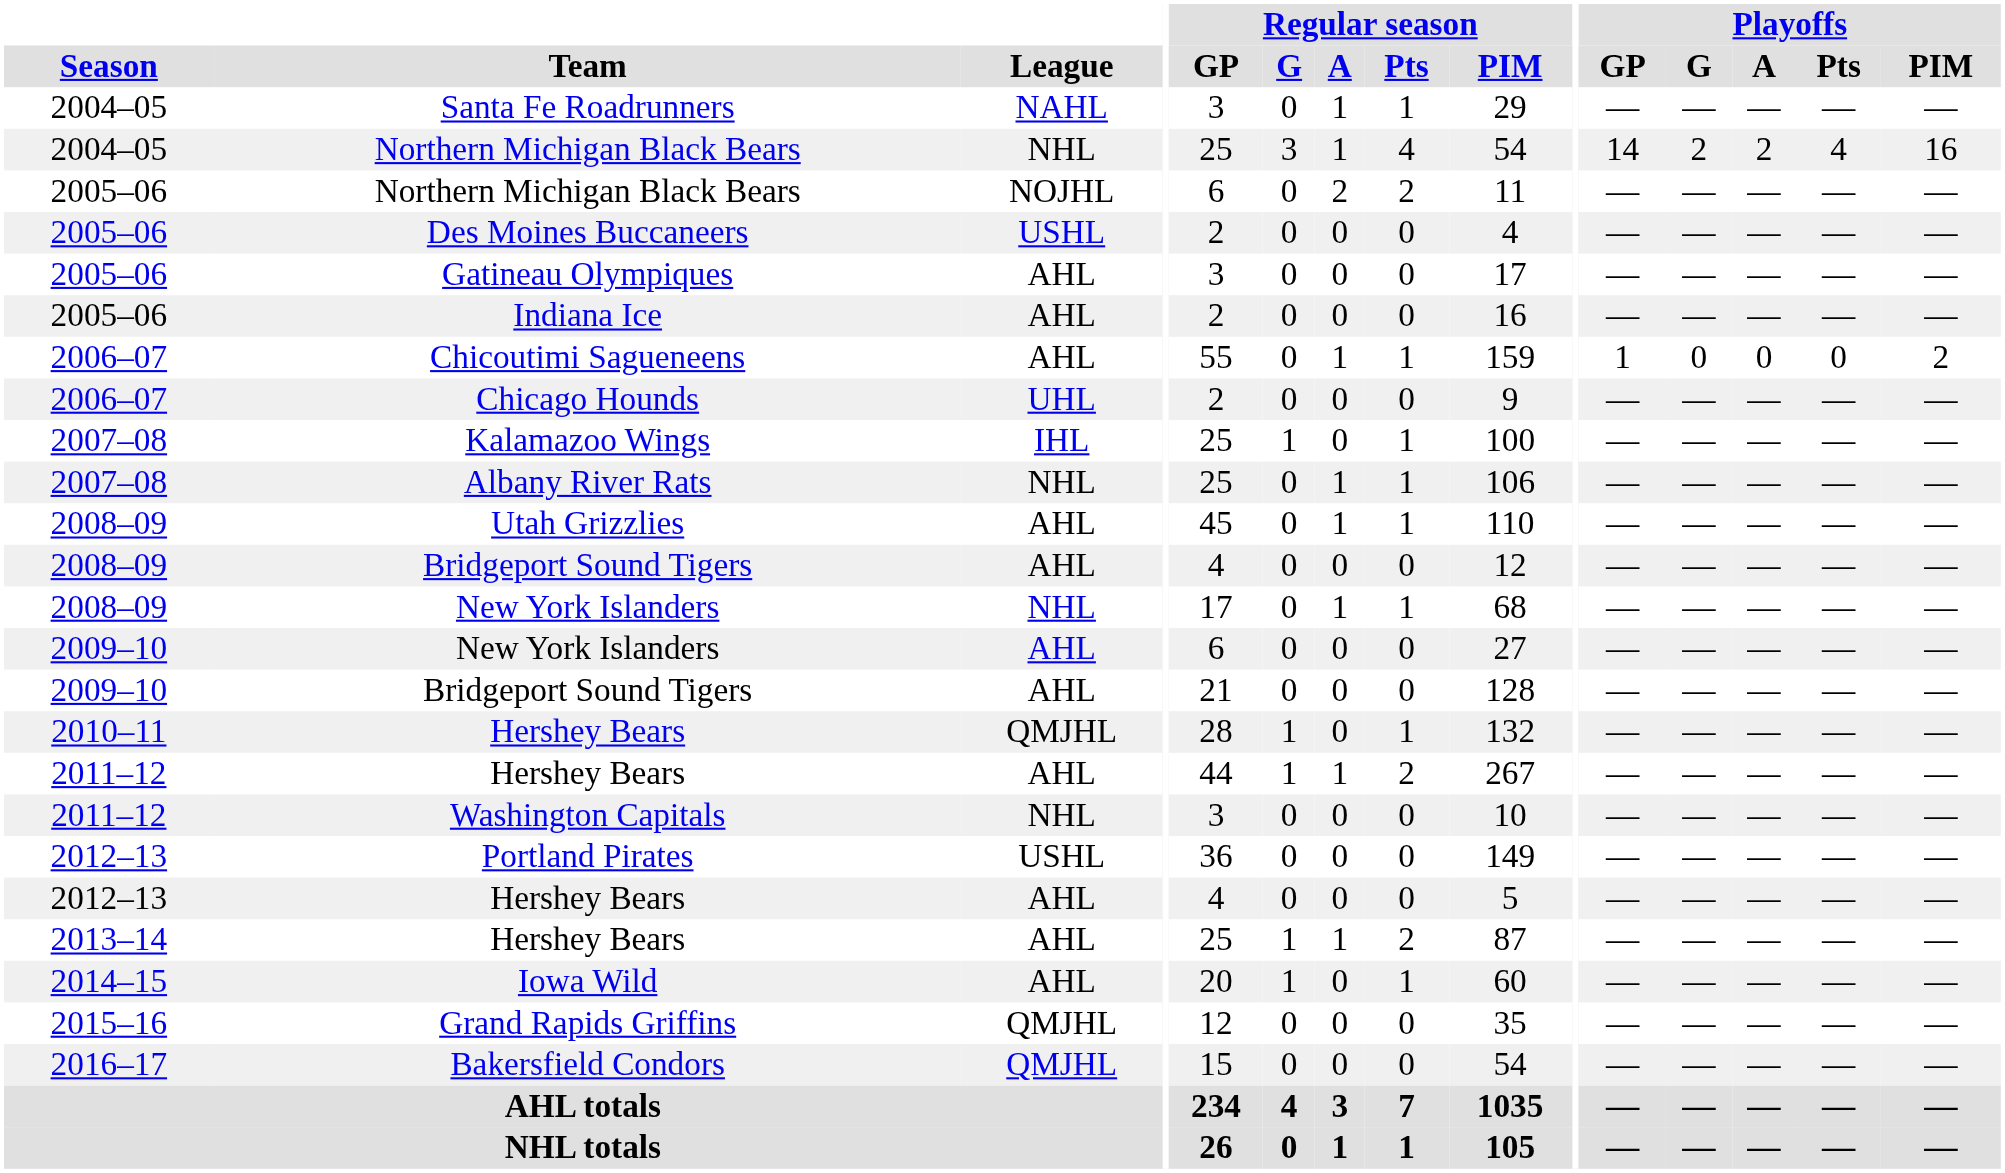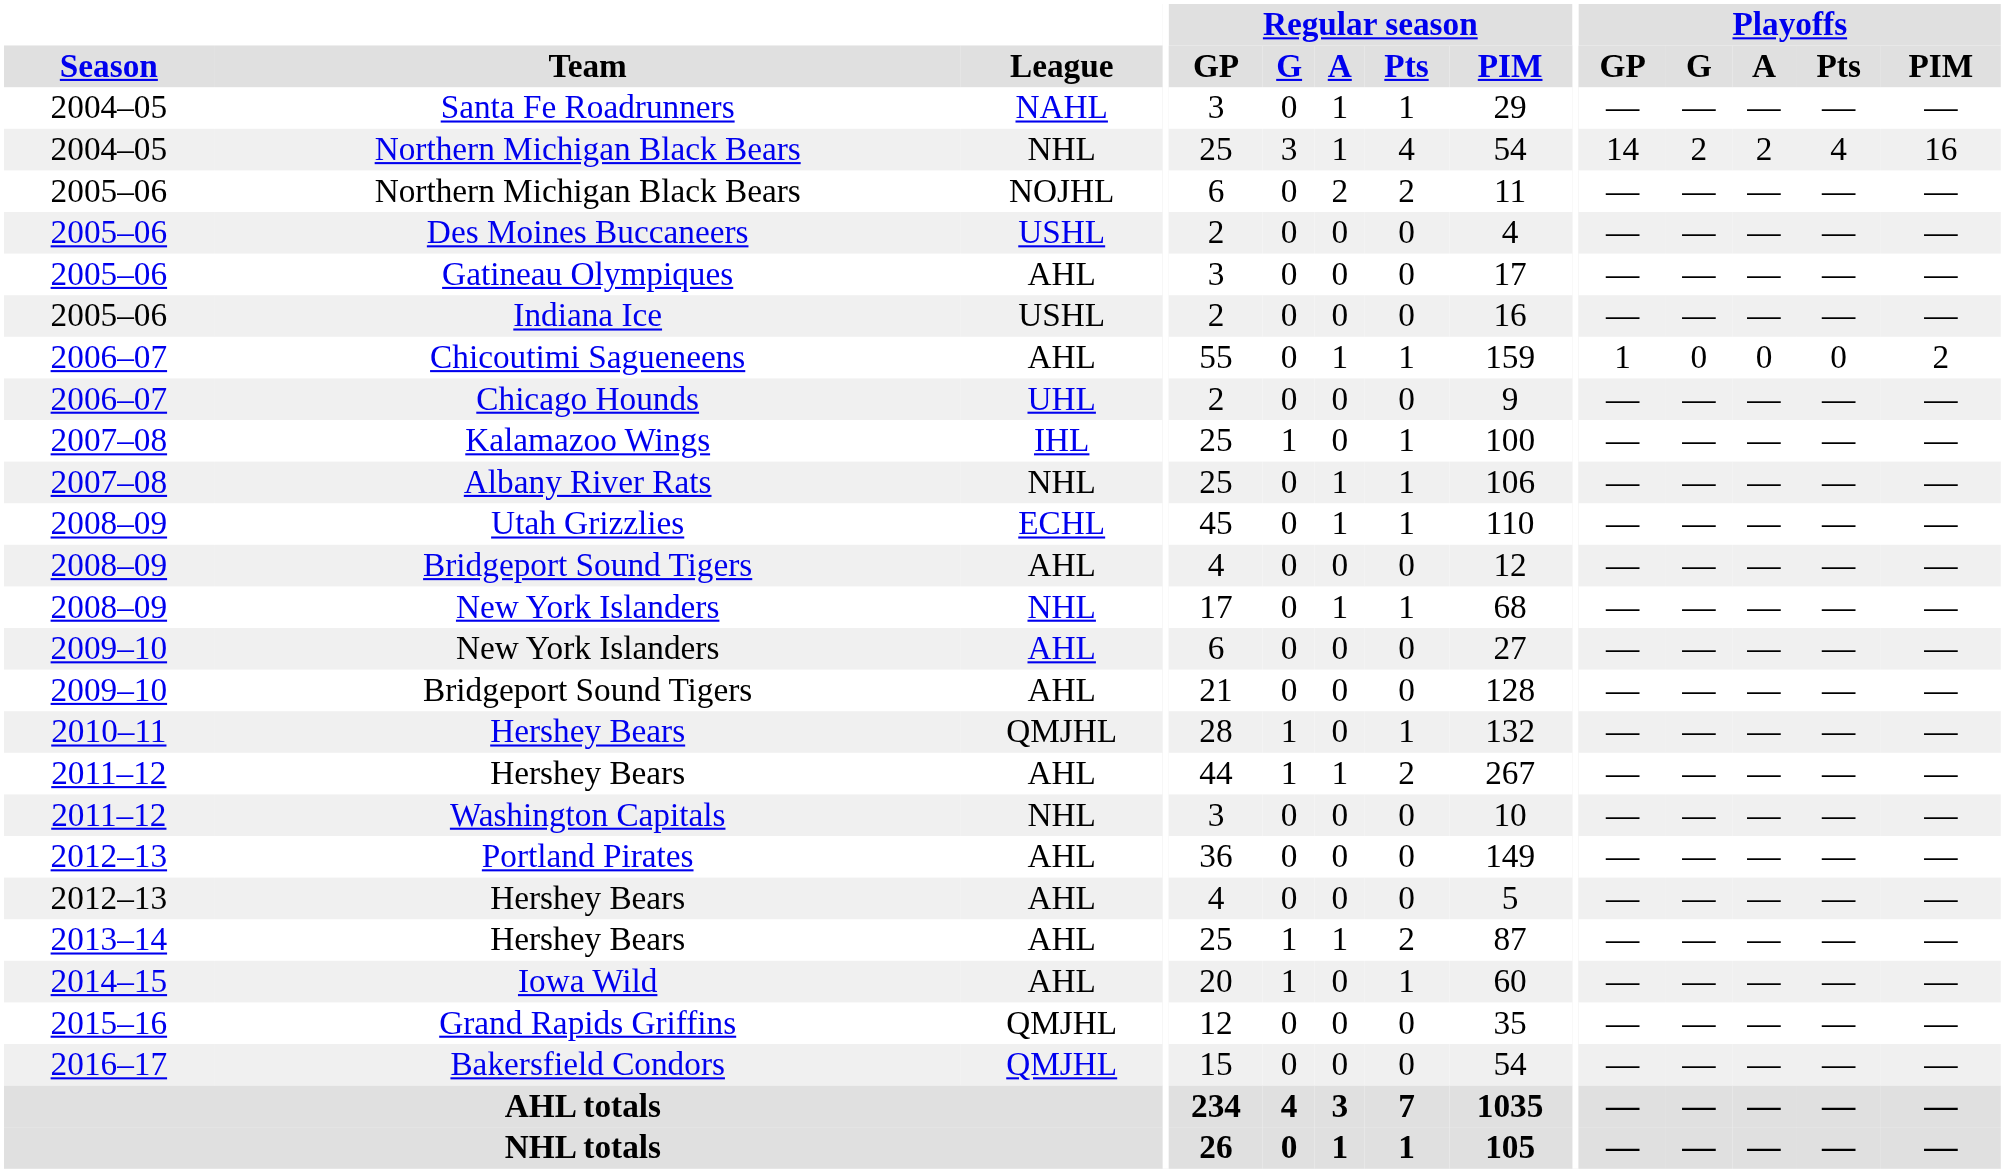(1062, 315) AHL -> (1062, 315) USHL
(1062, 523) AHL -> (1062, 523) ECHL
(1062, 856) USHL -> (1062, 856) AHL
